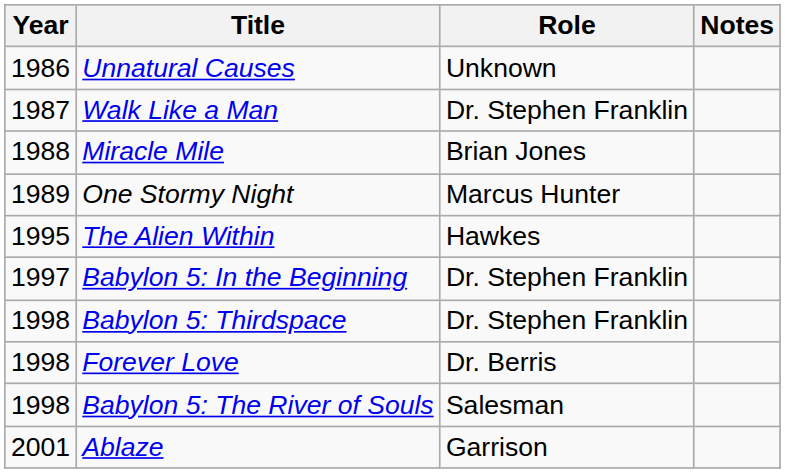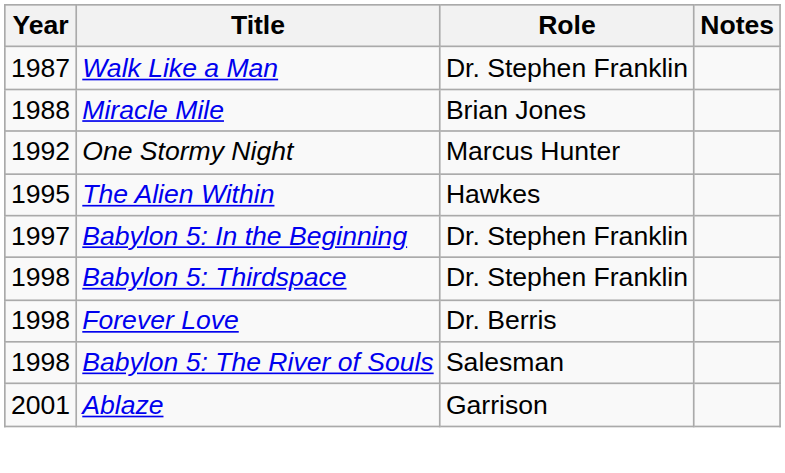- row: (189, 67)
(40, 194) 1989 -> (40, 151) 1992
